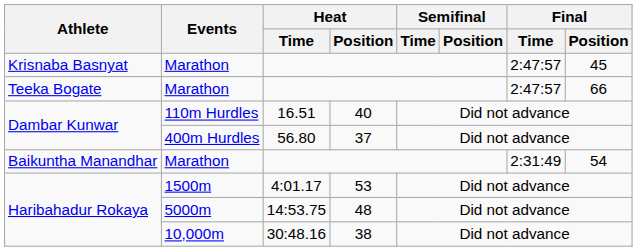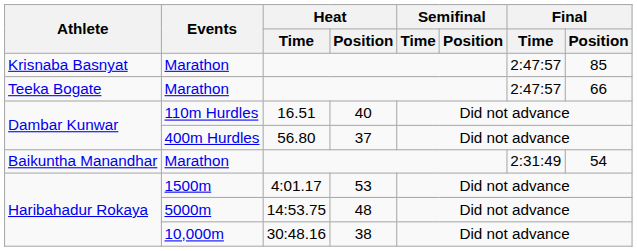(598, 65) 45 -> (598, 65) 85
